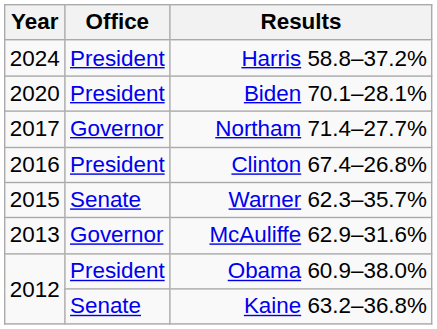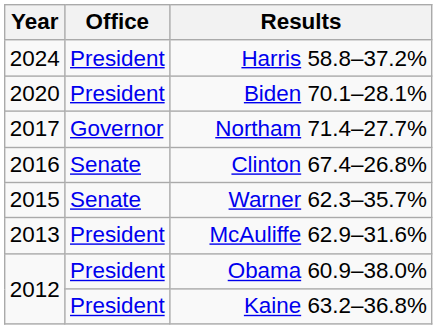(117, 164) President -> (106, 164) Senate
(117, 235) Governor -> (117, 235) President
(106, 306) Senate -> (117, 306) President
